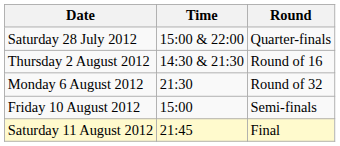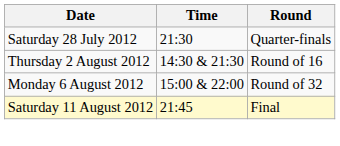(202, 38) 15:00 & 22:00 -> (176, 38) 21:30
(176, 84) 21:30 -> (202, 84) 15:00 & 22:00
- row: (74, 107)
